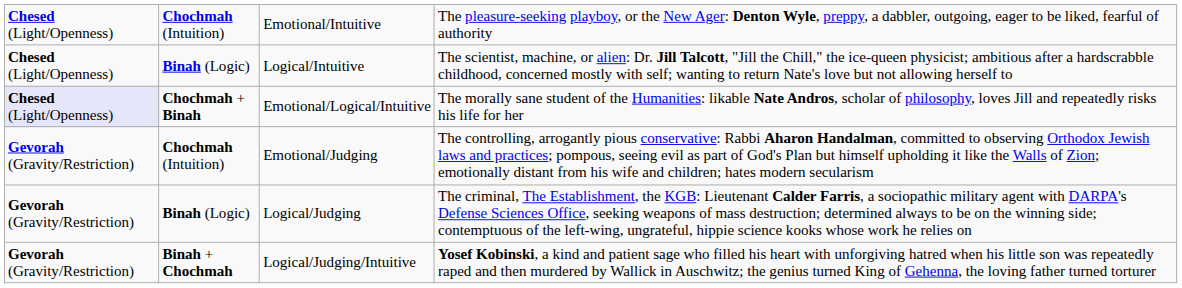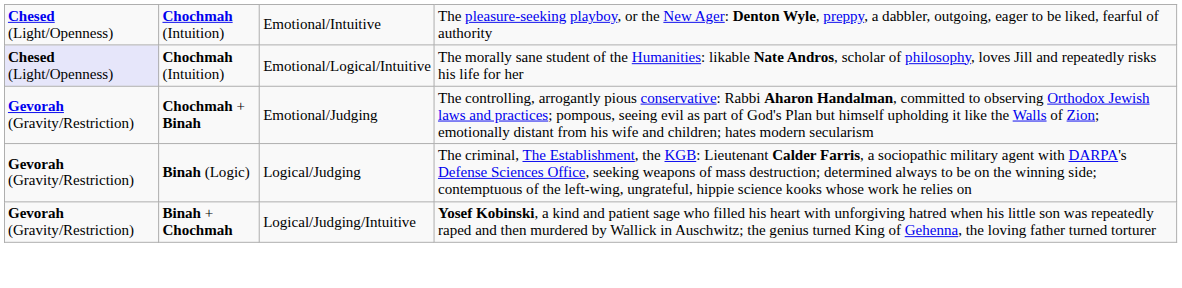- row: (314, 65)
(204, 106) Chochmah + Binah -> (198, 65) Chochmah (Intuition)
(198, 155) Chochmah (Intuition) -> (204, 114) Chochmah + Binah
